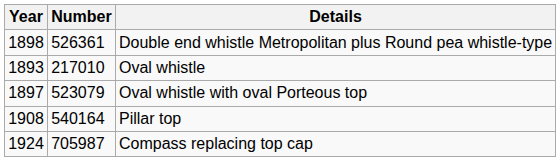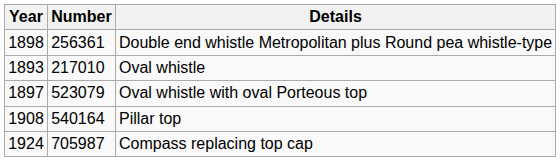(78, 42) 526361 -> (78, 42) 256361
